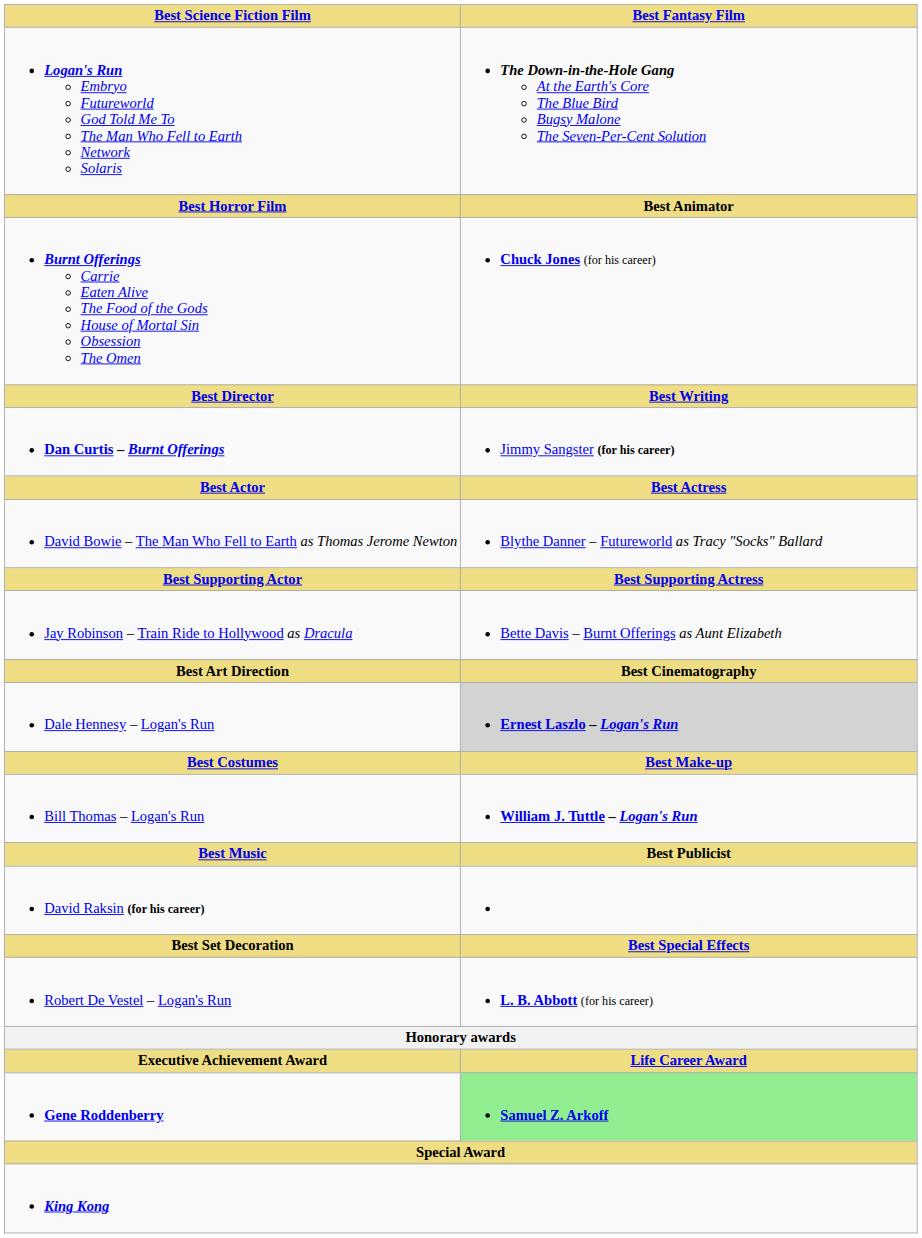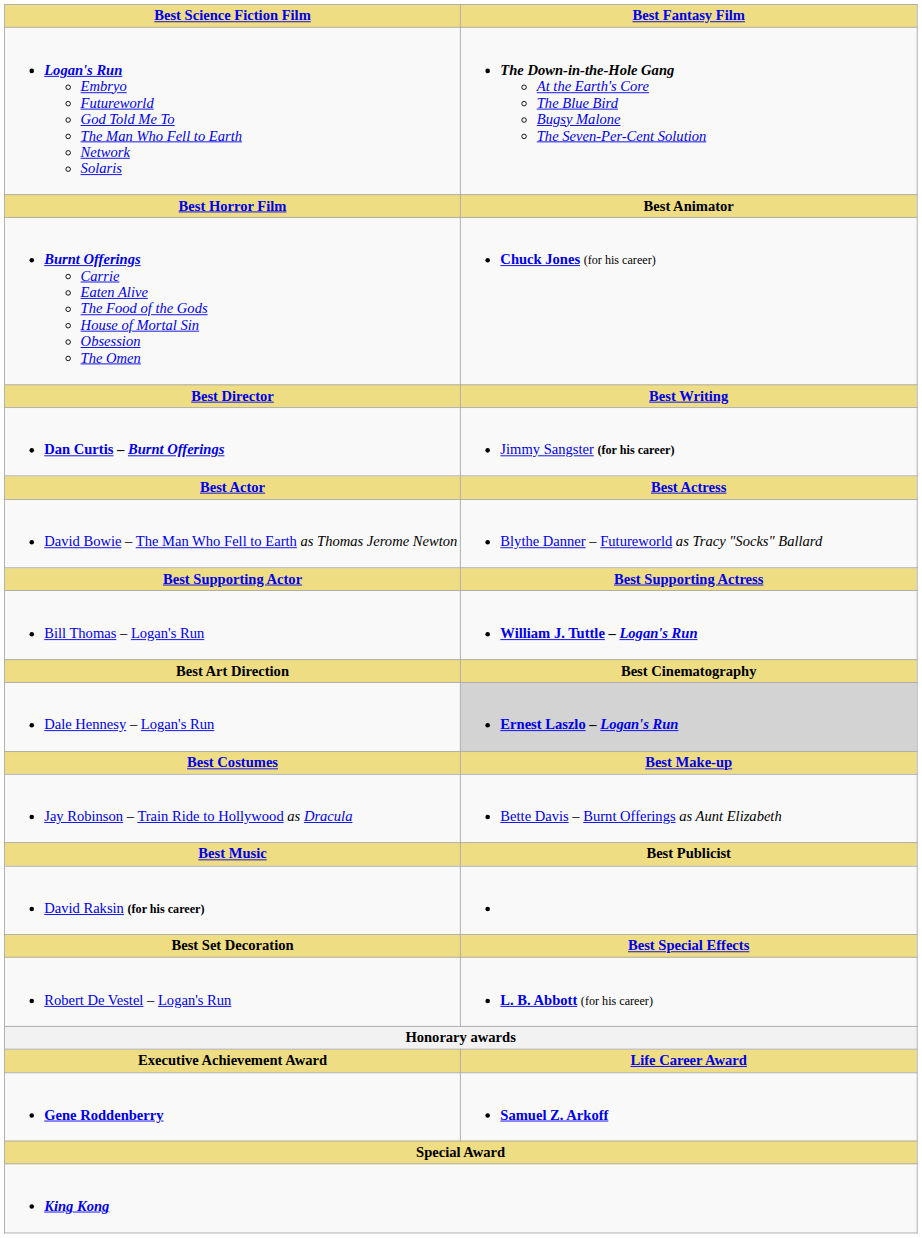rows swapped: (233, 633) <-> (233, 817)
(689, 1115) lightgreen background -> (689, 1115) no background
